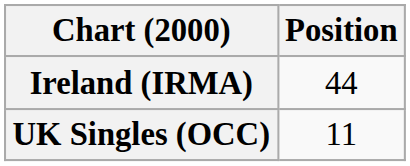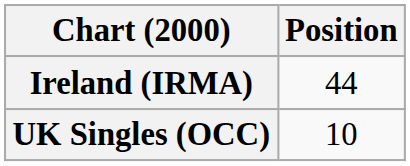(341, 133) 11 -> (341, 133) 10
